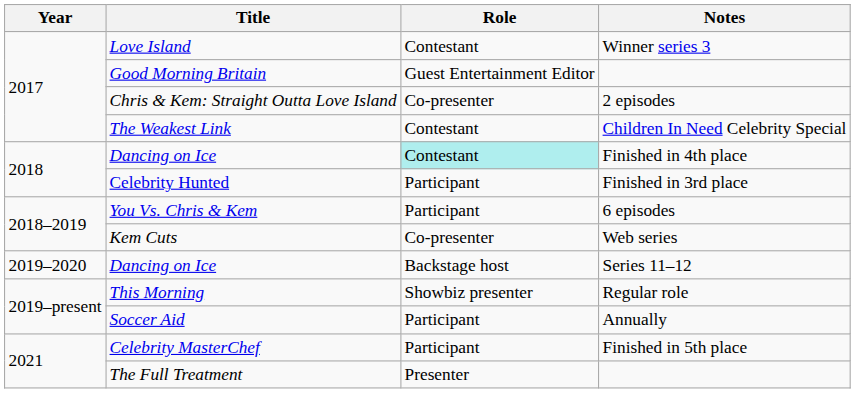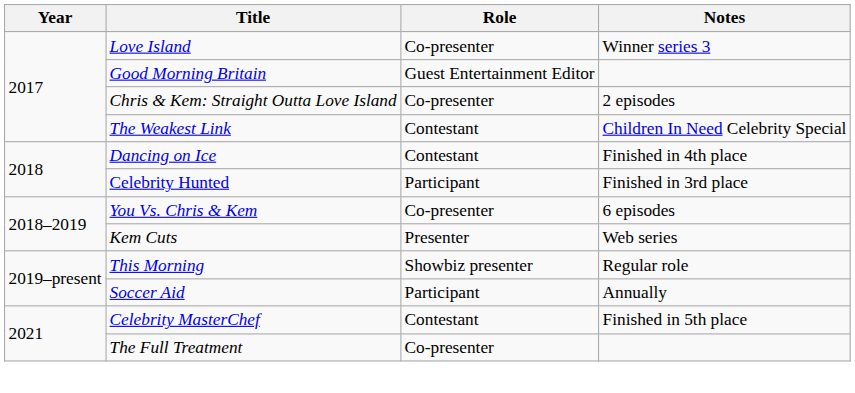(442, 45) Contestant -> (449, 45) Co-presenter
(442, 155) paleturquoise background -> (442, 155) no background
(442, 210) Participant -> (449, 210) Co-presenter
(449, 237) Co-presenter -> (437, 237) Presenter
- row: (163, 264)
(442, 347) Participant -> (442, 319) Contestant
(437, 374) Presenter -> (449, 347) Co-presenter
